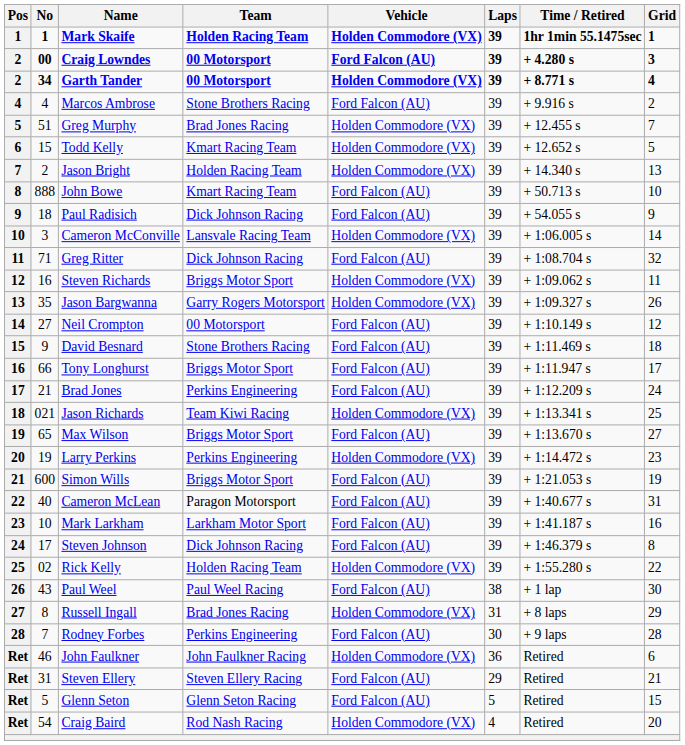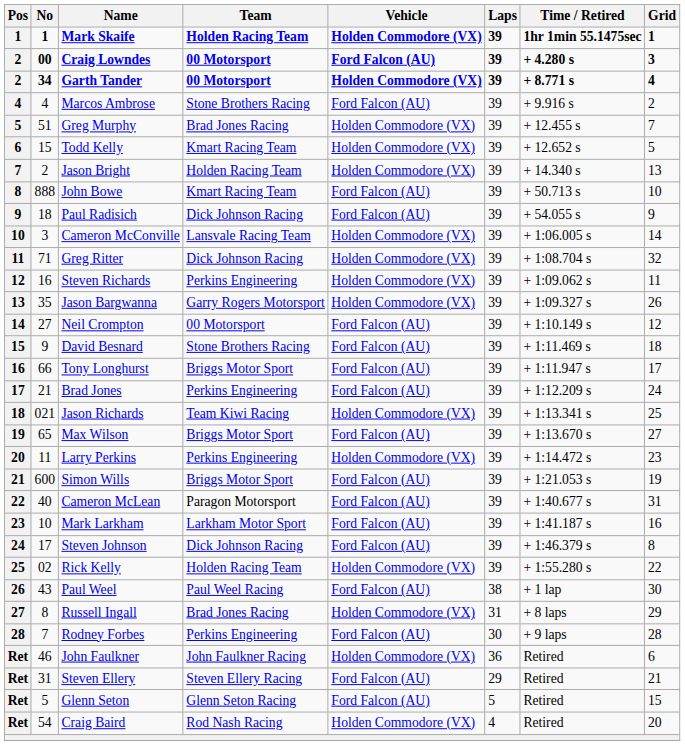(381, 258) Ford Falcon (AU) -> (403, 258) Holden Commodore (VX)
(240, 280) Briggs Motor Sport -> (242, 280) Perkins Engineering
(45, 457) 19 -> (45, 457) 11
